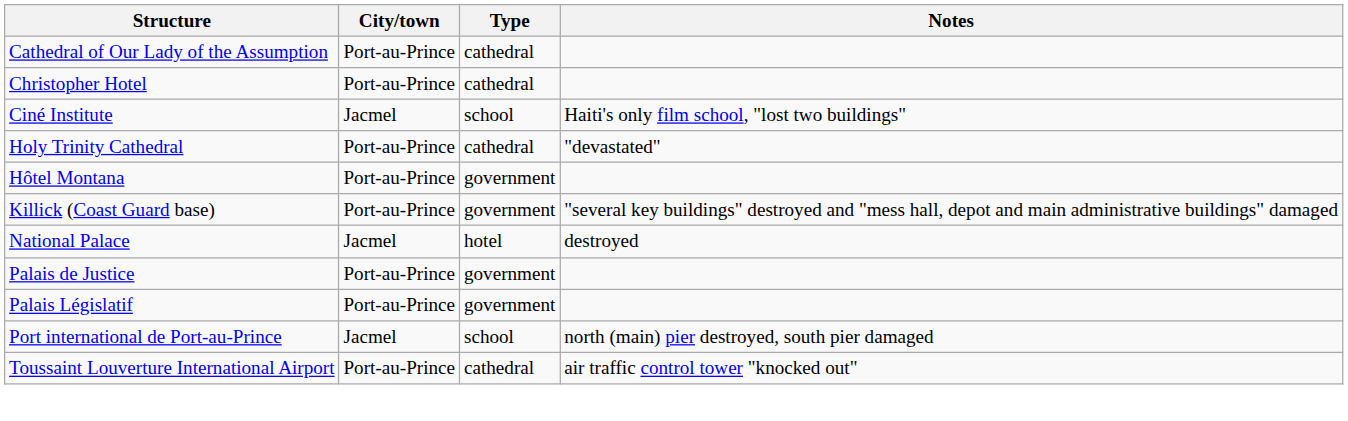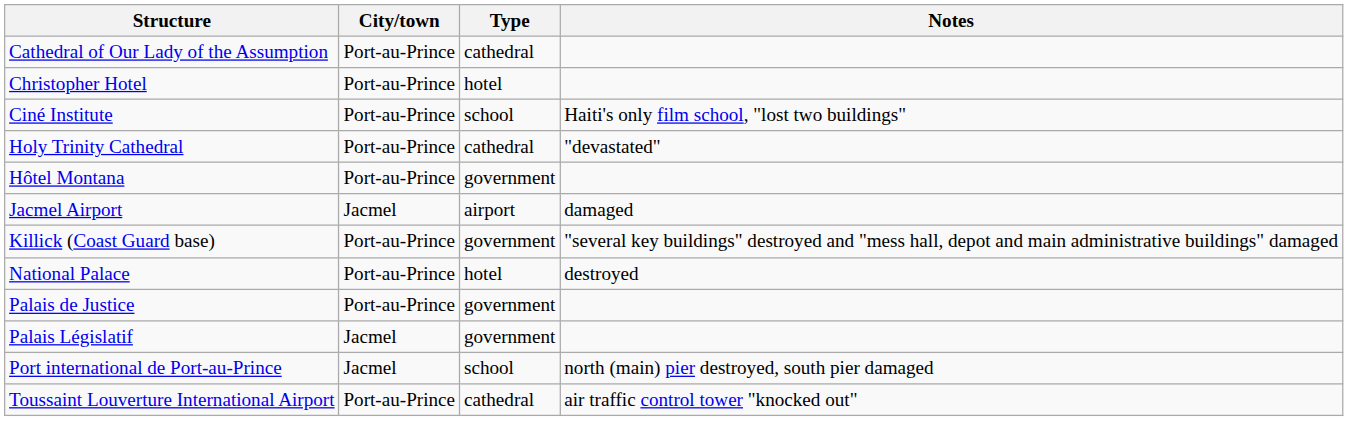(499, 83) cathedral -> (483, 83) hotel
(370, 115) Jacmel -> (399, 115) Port-au-Prince
+ row: (66, 209)
(370, 241) Jacmel -> (399, 273) Port-au-Prince
(399, 304) Port-au-Prince -> (370, 336) Jacmel
